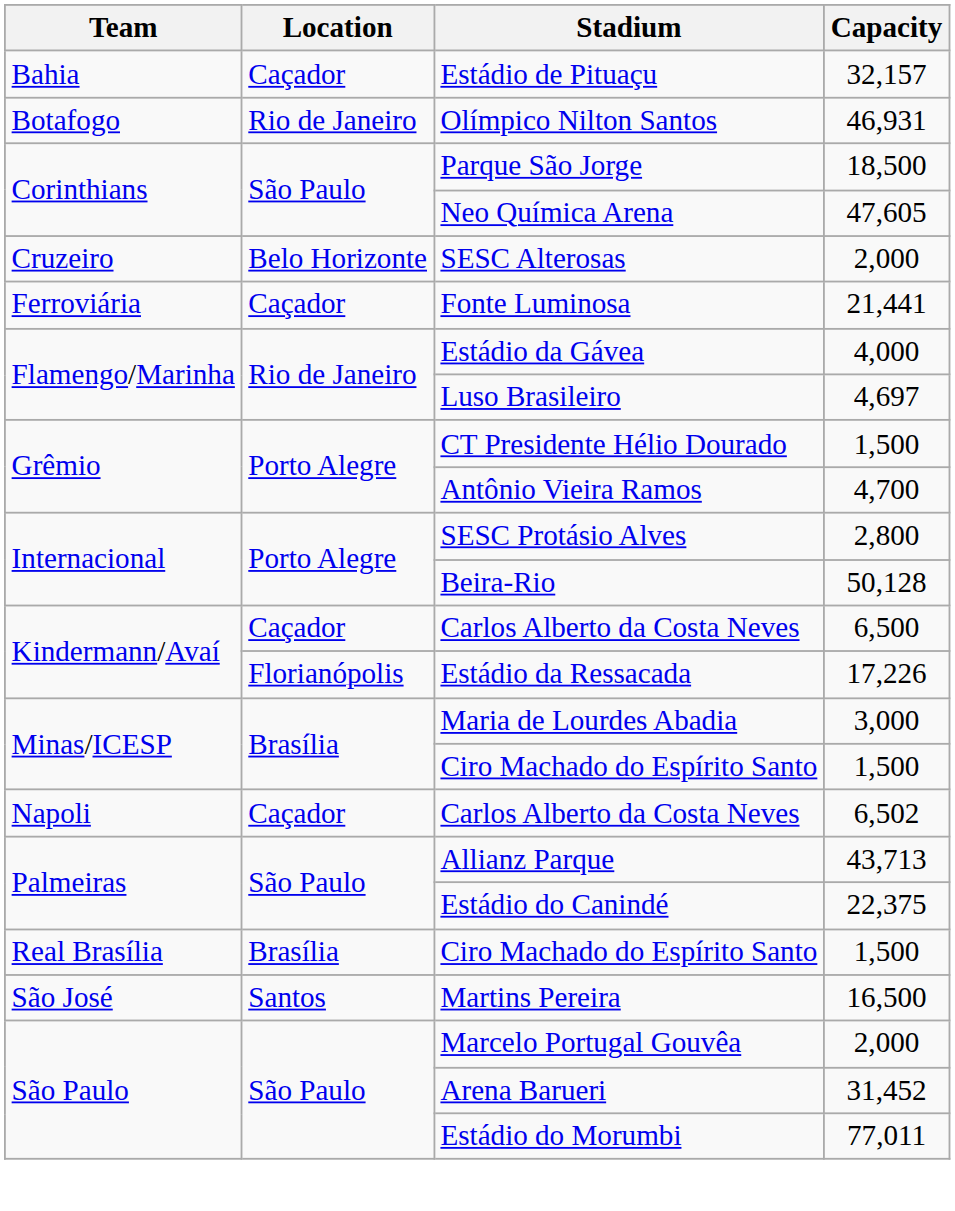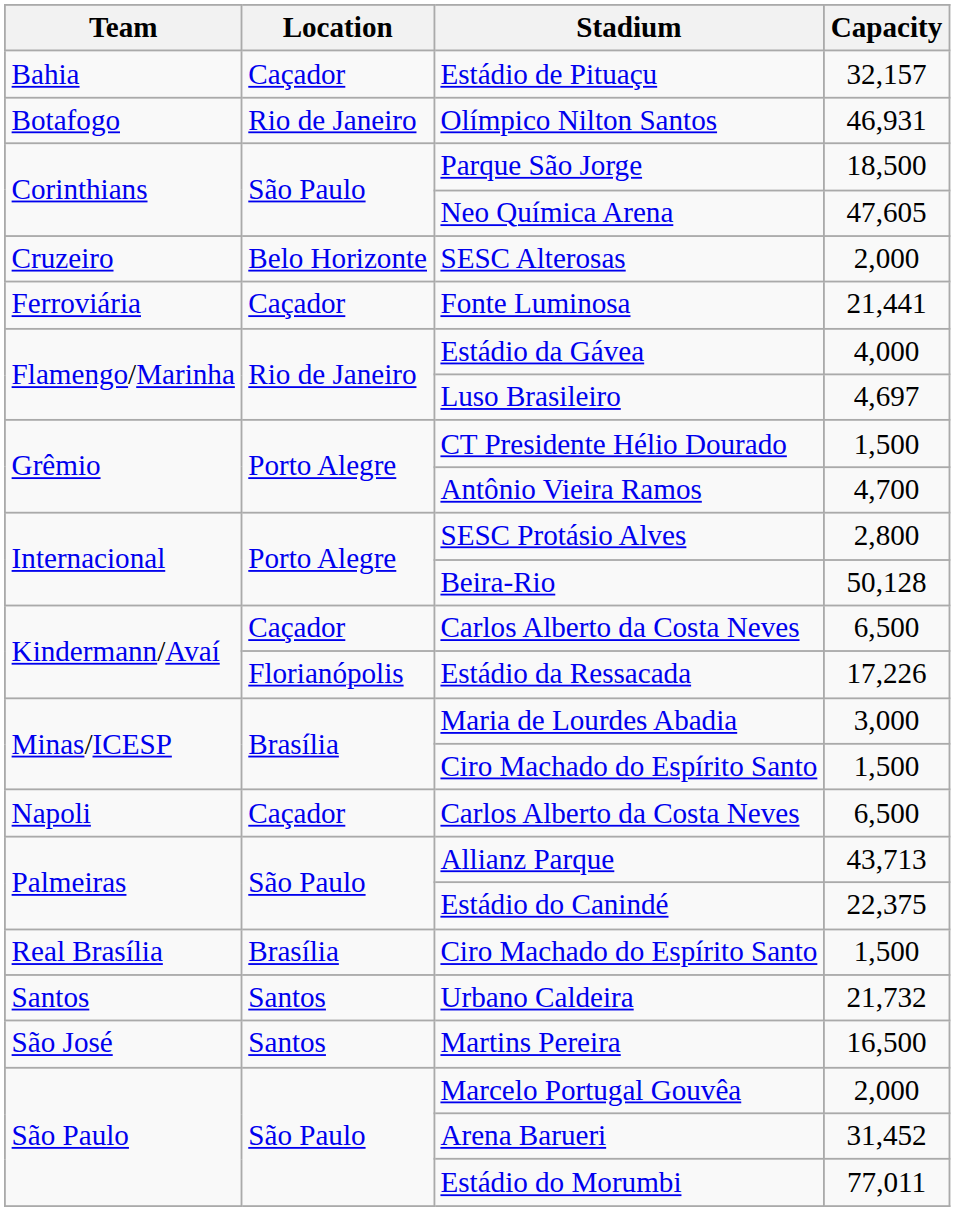(887, 812) 6,502 -> (887, 812) 6,500
+ row: (50, 997)
